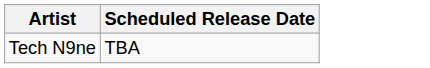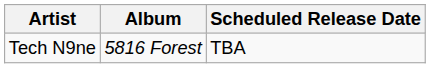+ column: (153, 18)
